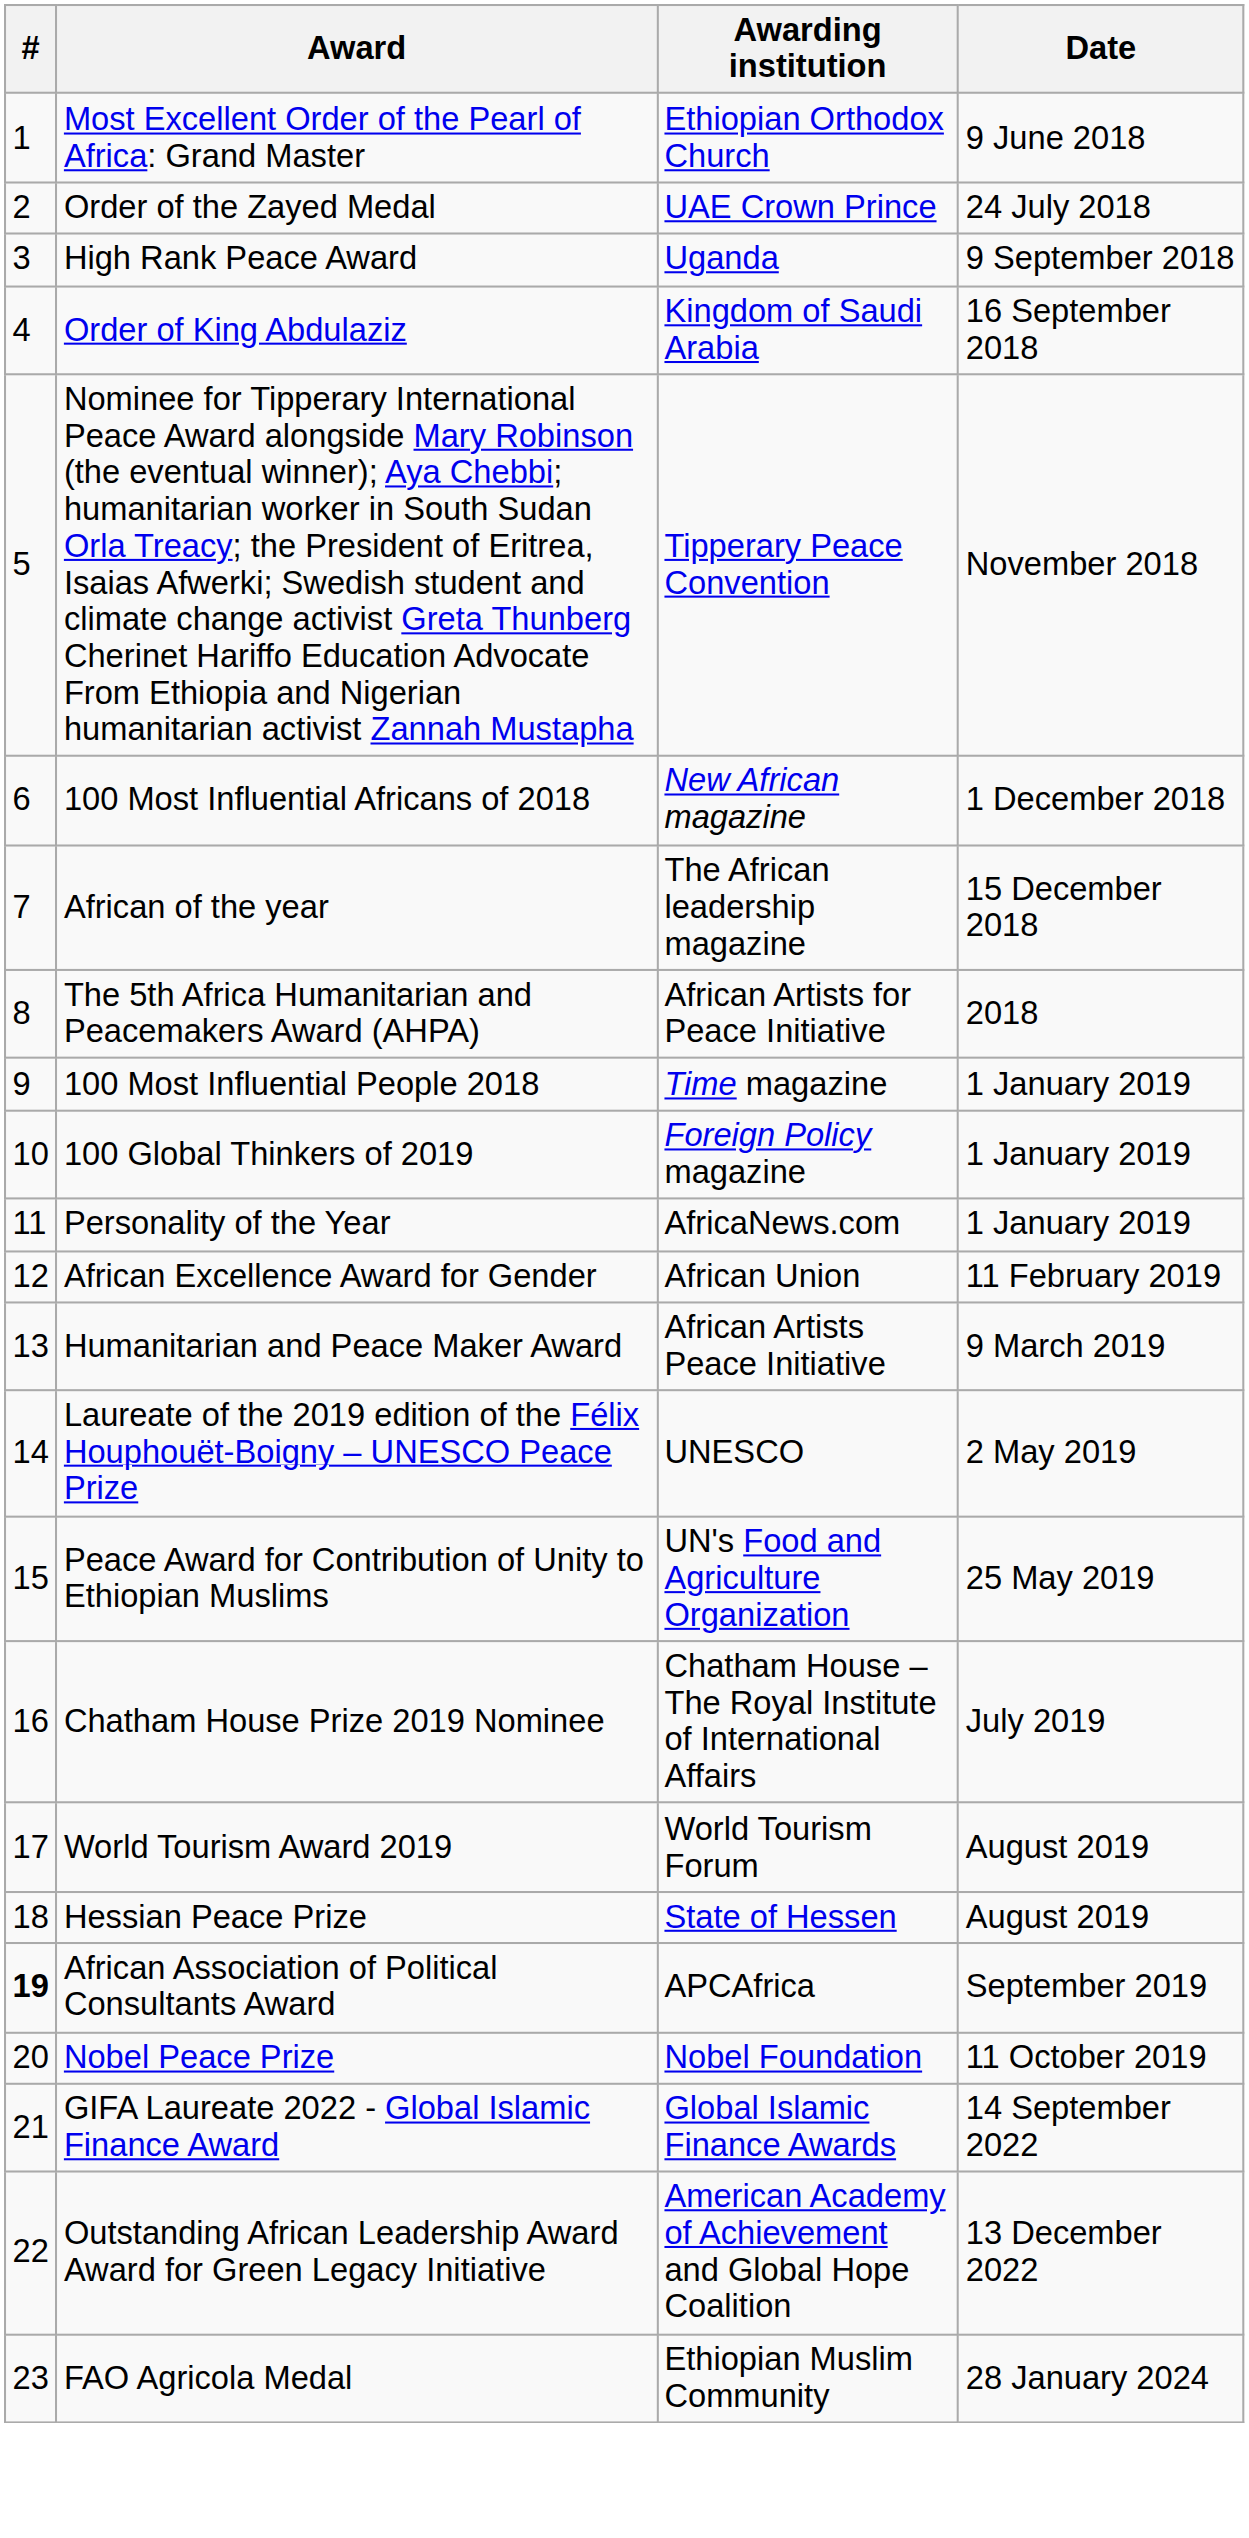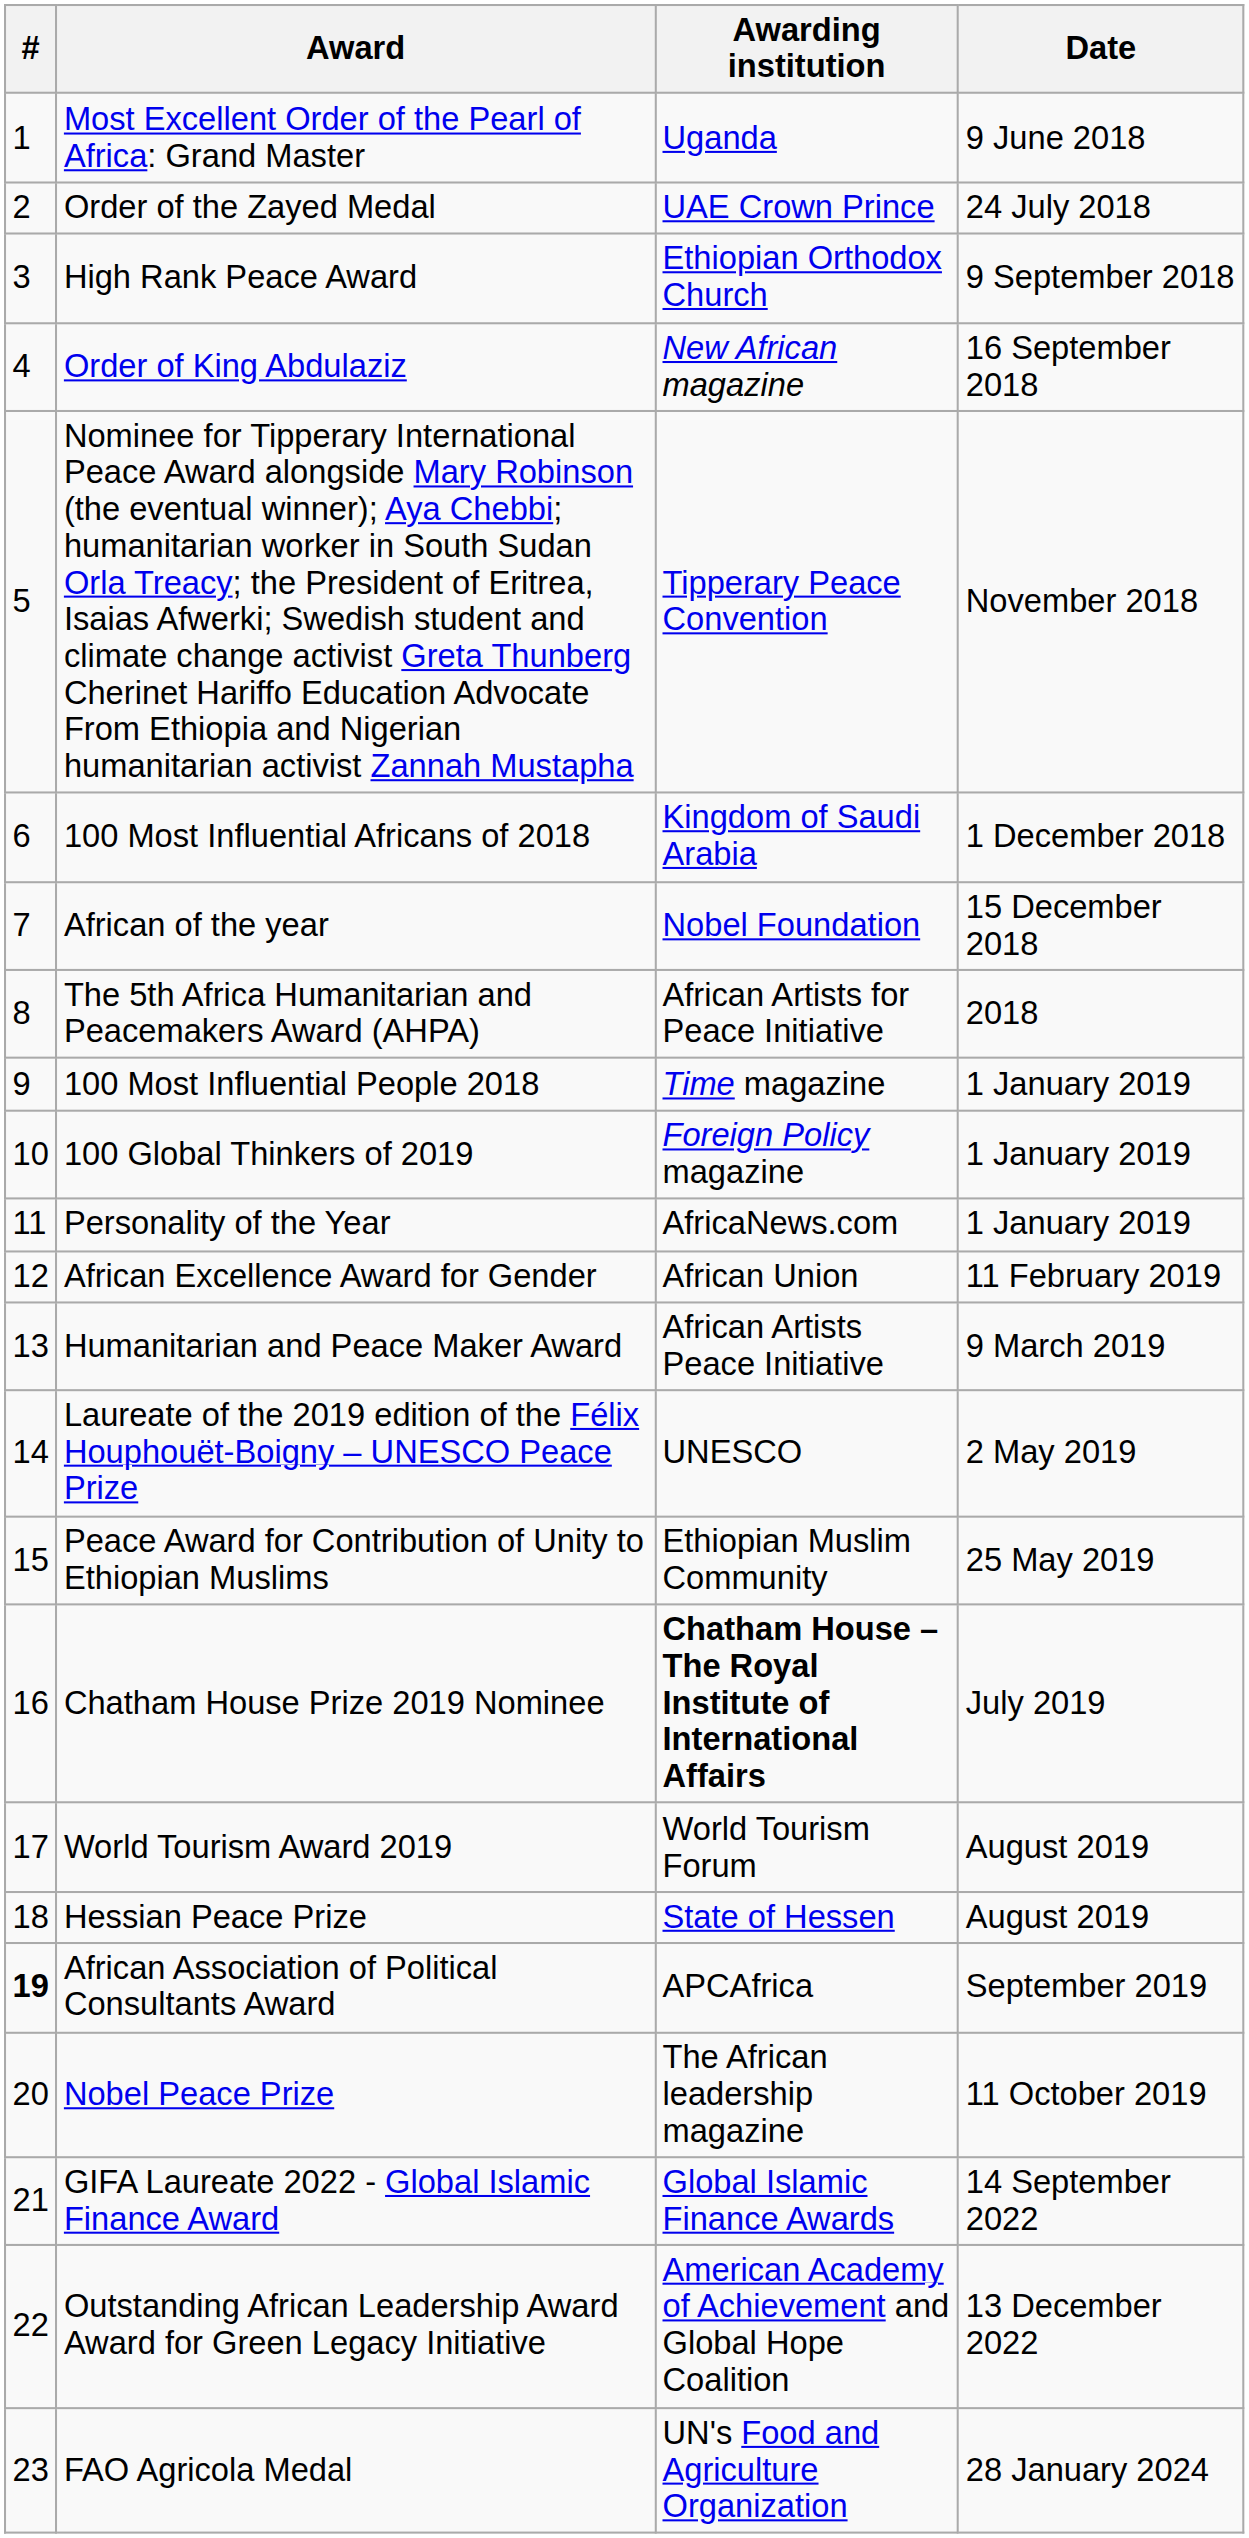(804, 137) Ethiopian Orthodox Church -> (720, 137) Uganda
(722, 259) Uganda -> (802, 277) Ethiopian Orthodox Church
(793, 329) Kingdom of Saudi Arabia -> (750, 365) New African magazine
(752, 799) New African magazine -> (791, 836) Kingdom of Saudi Arabia
(747, 906) The African leadership magazine -> (791, 925) Nobel Foundation
(773, 1577) UN's Food and Agriculture Organization -> (787, 1559) Ethiopian Muslim Community
(801, 1721) normal -> (800, 1703) bold
(793, 2057) Nobel Foundation -> (745, 2093) The African leadership magazine
(789, 2377) Ethiopian Muslim Community -> (771, 2469) UN's Food and Agriculture Organization
